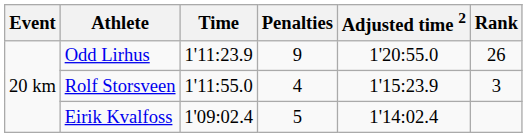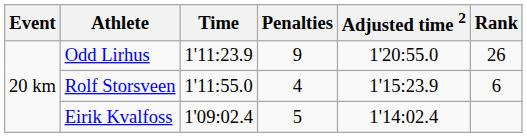(496, 86) 3 -> (496, 86) 6
